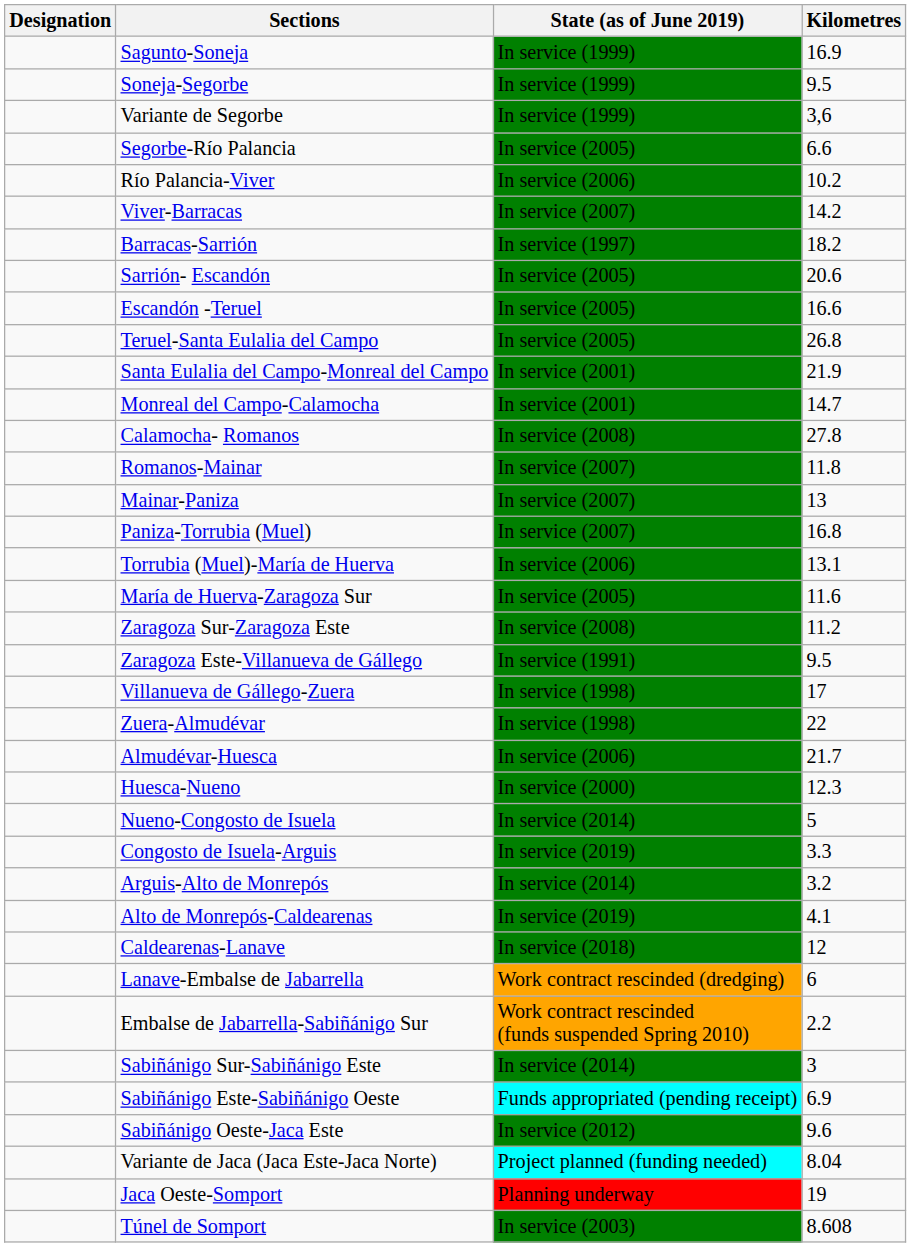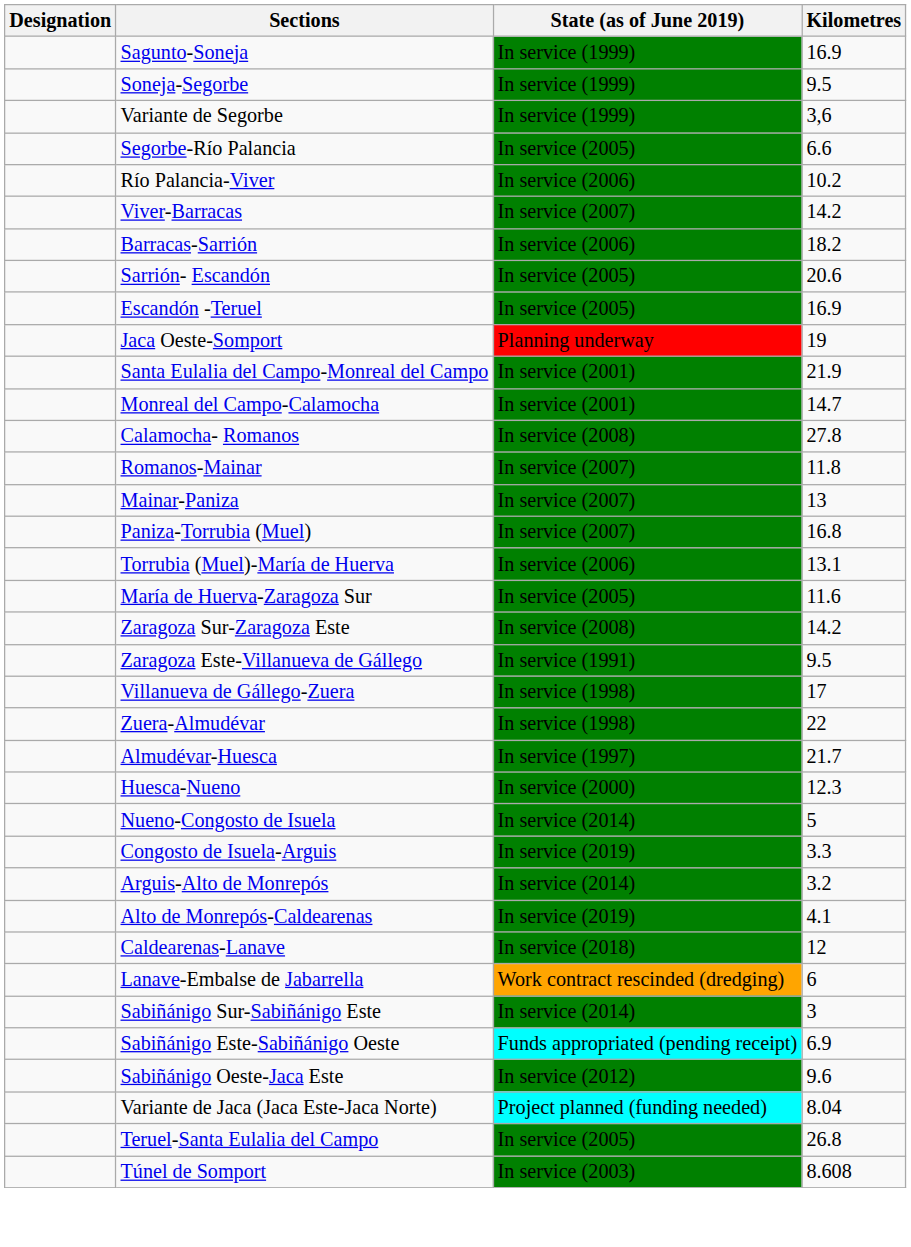(566, 244) In service (1997) -> (566, 244) In service (2006)
(824, 308) 16.6 -> (824, 308) 16.9
rows swapped: (249, 340) <-> (201, 1194)
(824, 627) 11.2 -> (824, 627) 14.2
(566, 755) In service (2006) -> (566, 755) In service (1997)
- row: (274, 1022)
